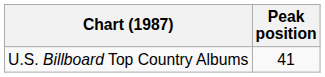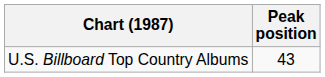(286, 59) 41 -> (286, 59) 43
